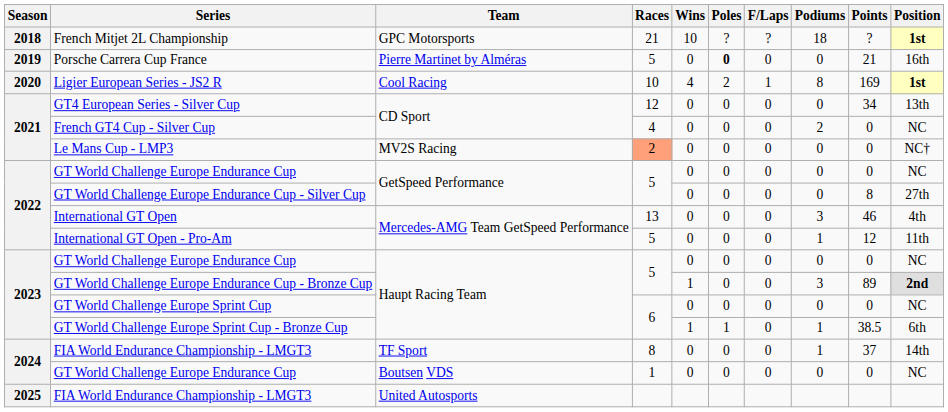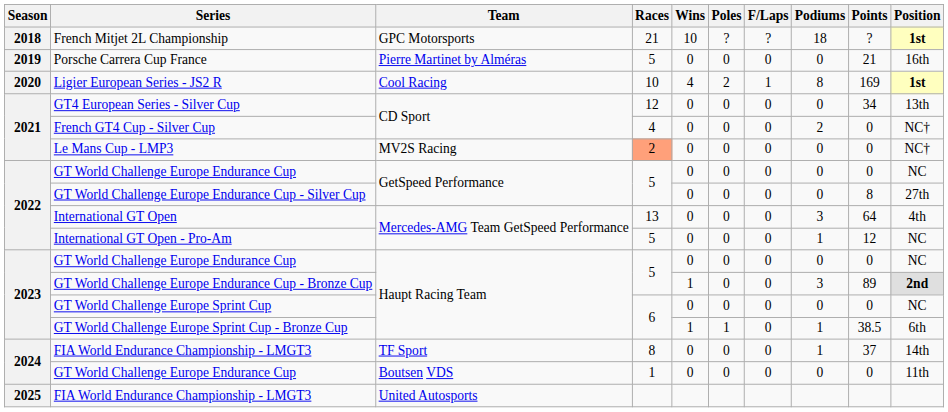(726, 60) bold -> (726, 60) normal
(917, 127) NC -> (917, 127) NC†
(870, 216) 46 -> (870, 216) 64
(917, 239) 11th -> (917, 239) NC
(917, 373) NC -> (917, 373) 11th
